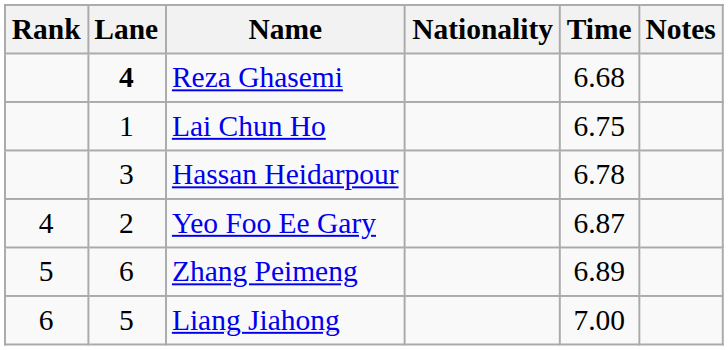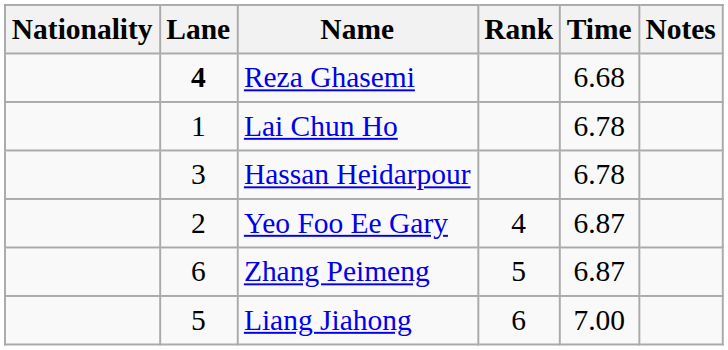columns swapped: (46, 28) <-> (483, 28)
(599, 126) 6.75 -> (599, 126) 6.78
(599, 272) 6.89 -> (599, 272) 6.87
